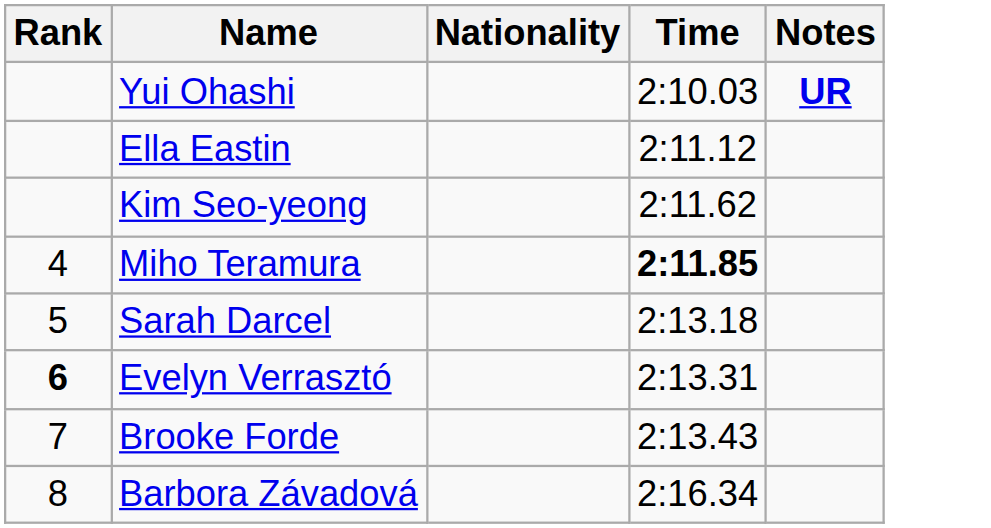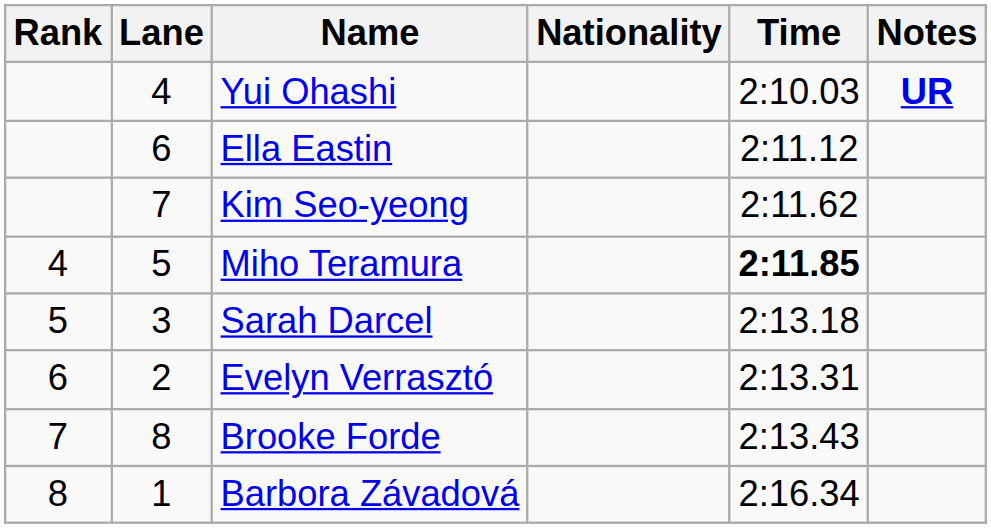+ column: (161, 33)
(58, 378) bold -> (58, 378) normal
